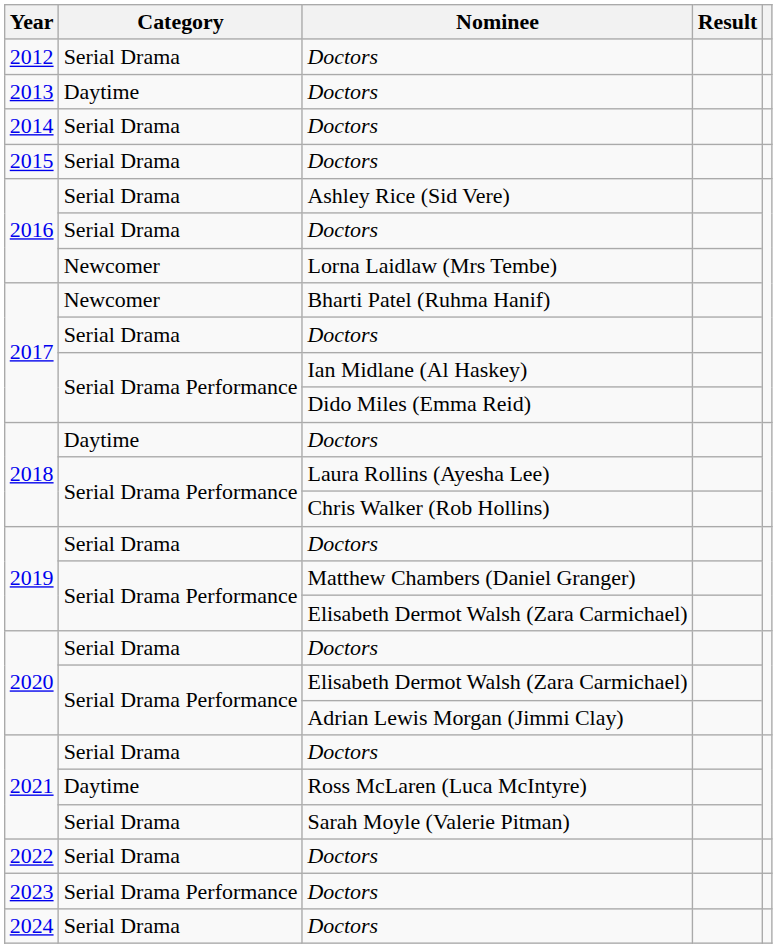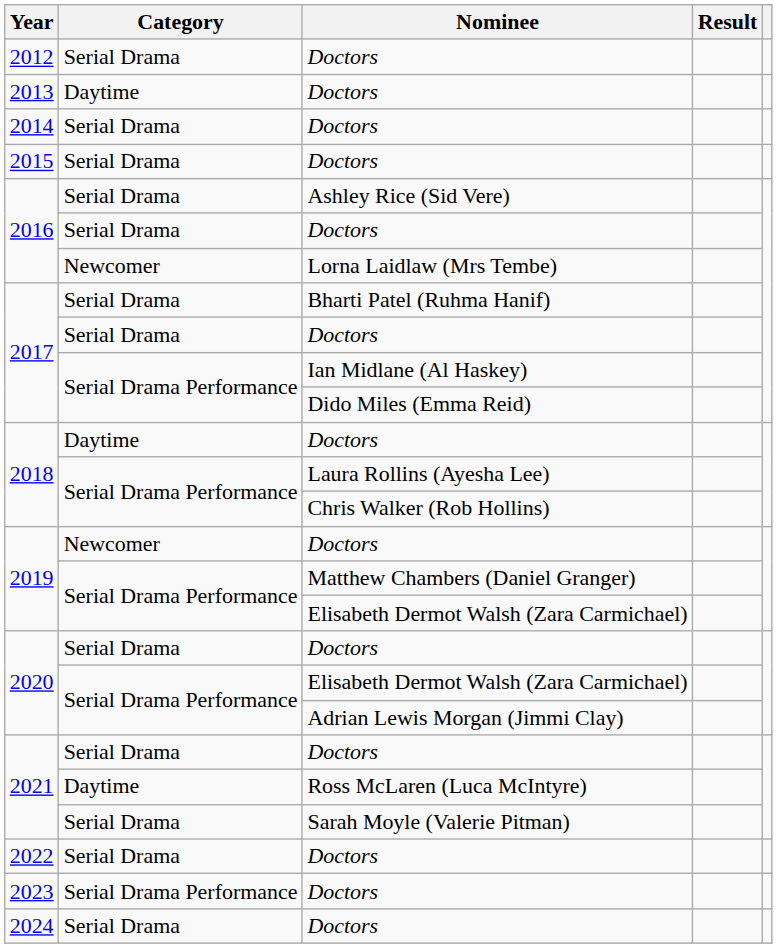(112, 299) Newcomer -> (122, 299) Serial Drama
(122, 543) Serial Drama -> (112, 543) Newcomer
